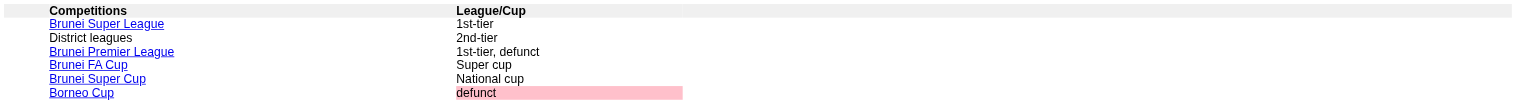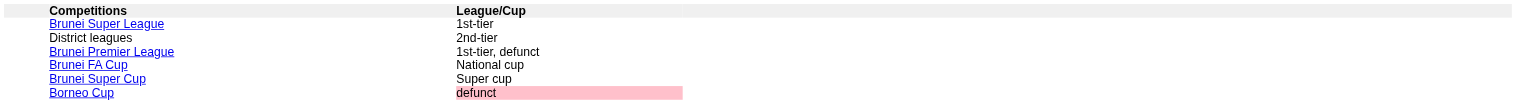(484, 65) Super cup -> (490, 65) National cup
(490, 79) National cup -> (484, 79) Super cup
